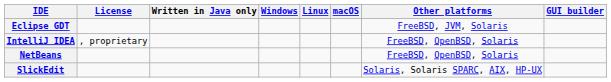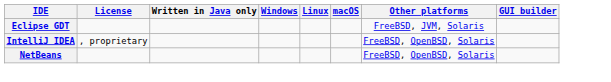- row: (41, 70)
